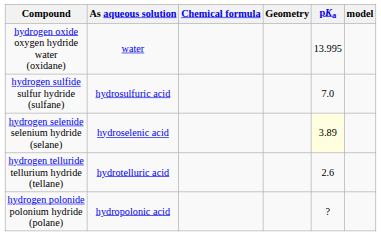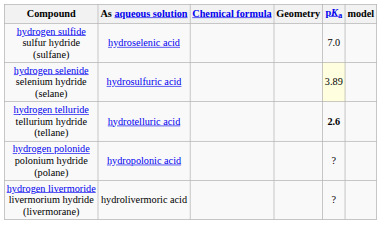- row: (46, 48)
(133, 93) hydrosulfuric acid -> (144, 43) hydroselenic acid
(133, 133) hydroselenic acid -> (144, 82) hydrosulfuric acid
(328, 172) normal -> (334, 121) bold
+ row: (51, 200)
